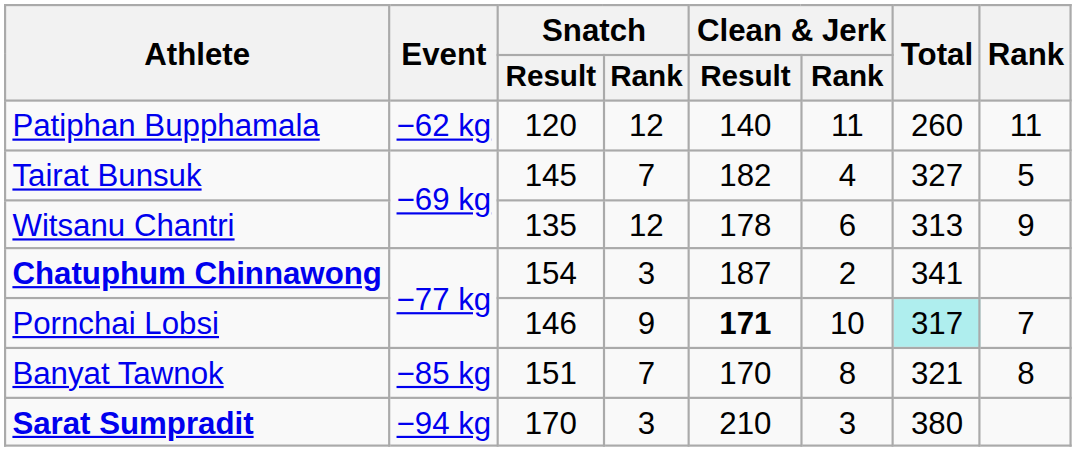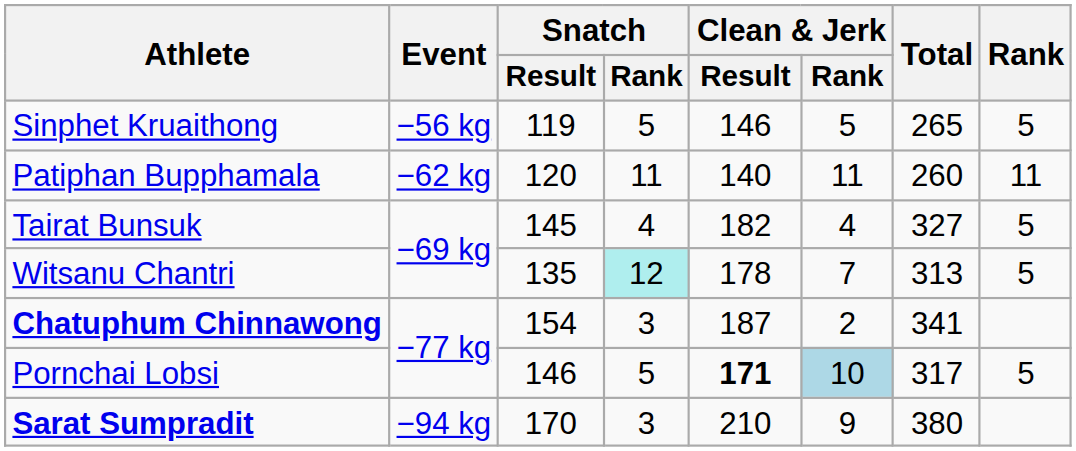+ row: (145, 126)
(646, 126) 12 -> (646, 175) 11
(646, 175) 7 -> (646, 225) 4
(646, 225) no background -> (646, 274) paleturquoise background
(847, 225) 6 -> (847, 274) 7
(1026, 225) 9 -> (1026, 274) 5
(646, 324) 9 -> (646, 373) 5
(847, 324) no background -> (847, 373) lightblue background
(937, 324) paleturquoise background -> (937, 373) no background
(1026, 324) 7 -> (1026, 373) 5
- row: (118, 373)
(847, 422) 3 -> (847, 422) 9
